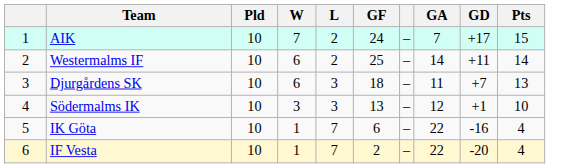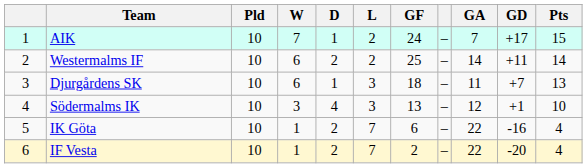+ column: (334, 15)
